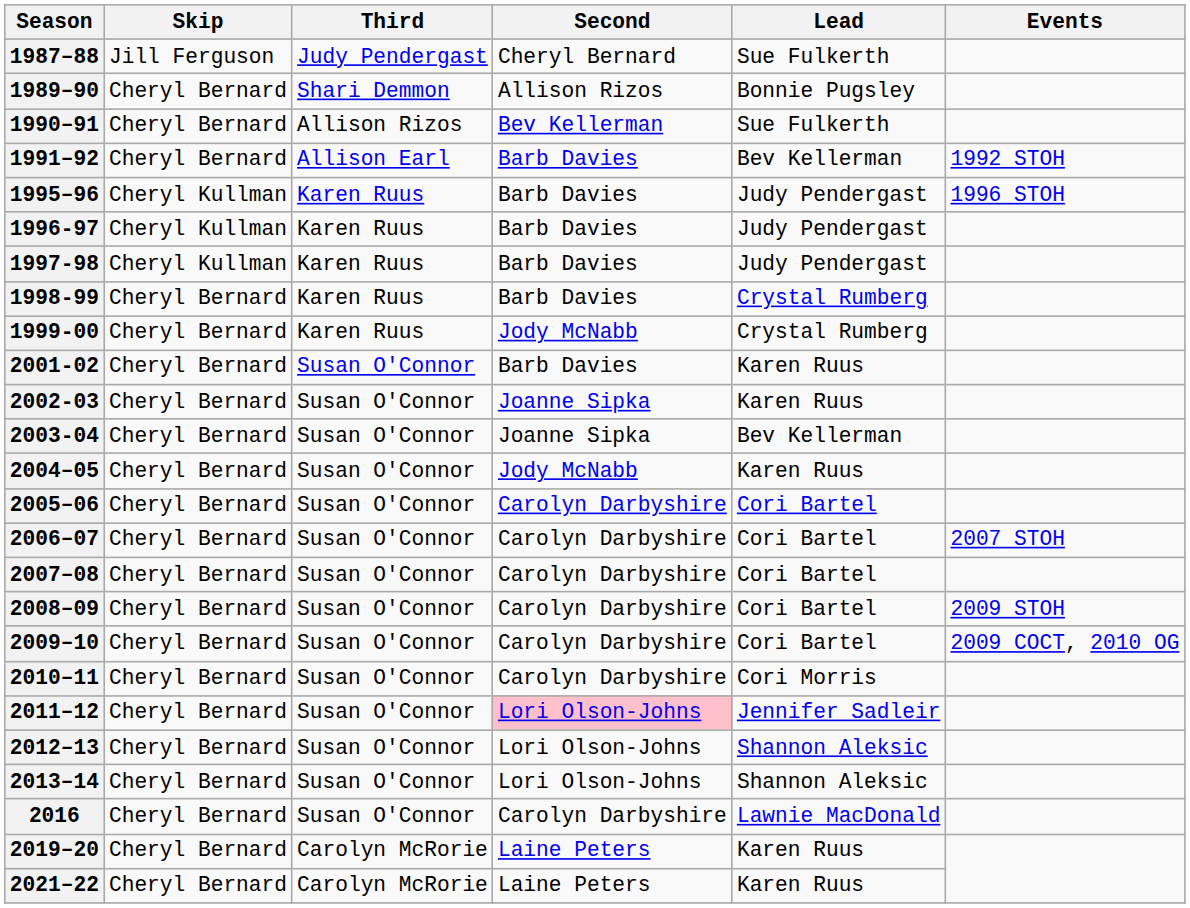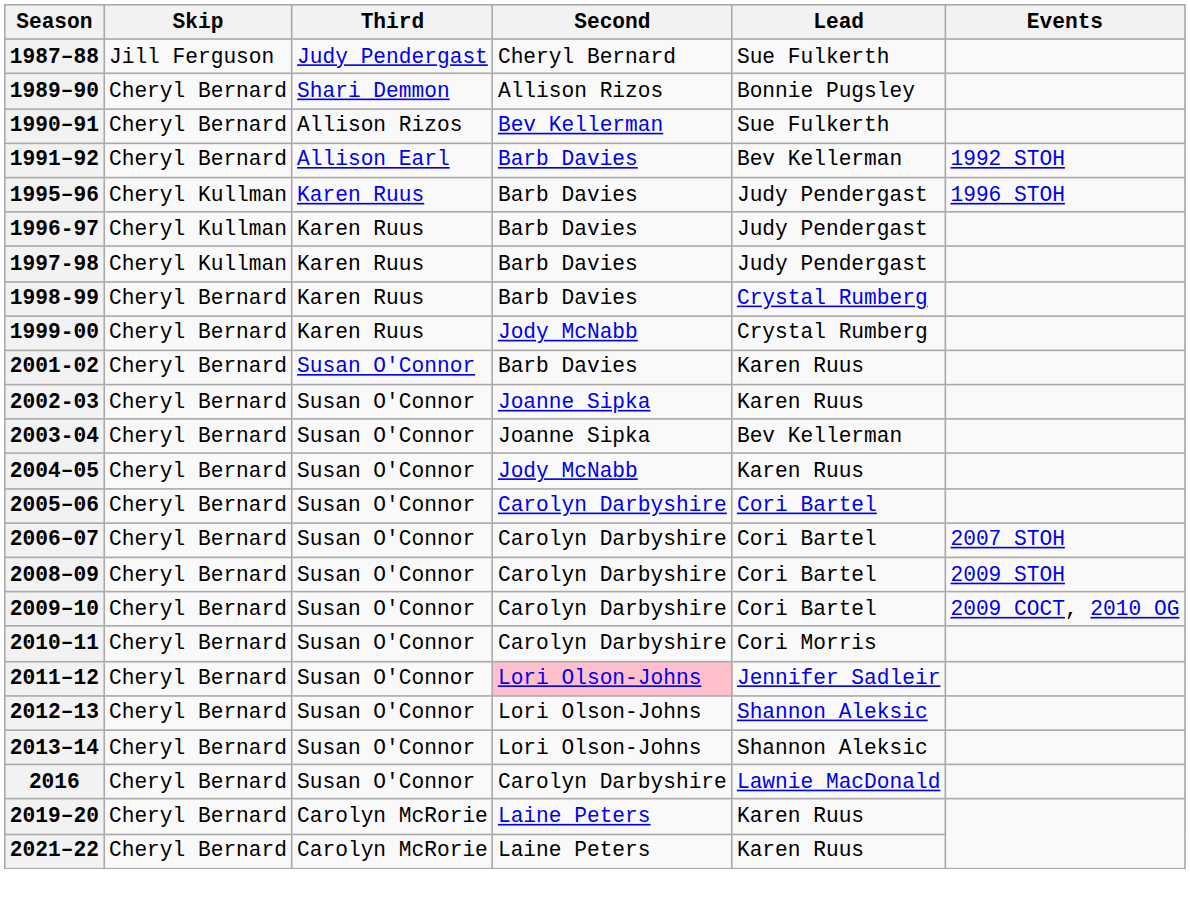- row: (54, 575)
